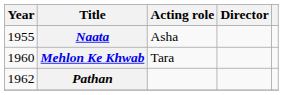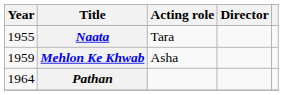(164, 36) Asha -> (162, 36) Tara
(21, 57) 1960 -> (21, 57) 1959
(162, 57) Tara -> (164, 57) Asha
(21, 79) 1962 -> (21, 79) 1964
